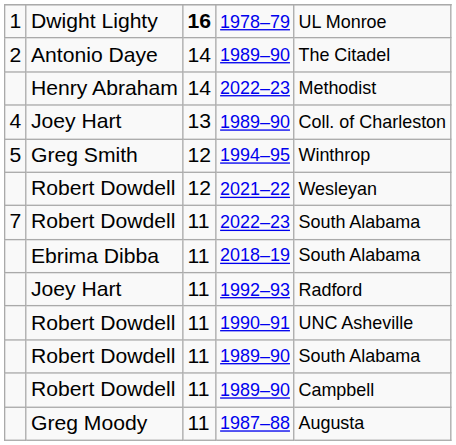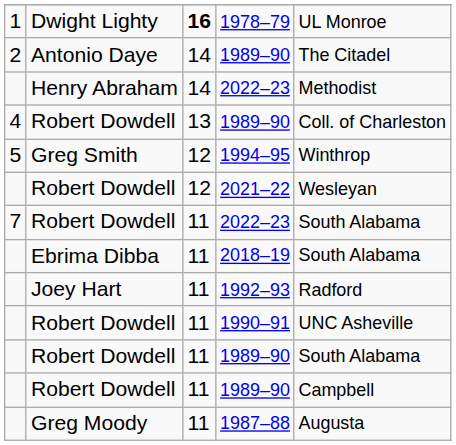(76, 121) Joey Hart -> (103, 121) Robert Dowdell
